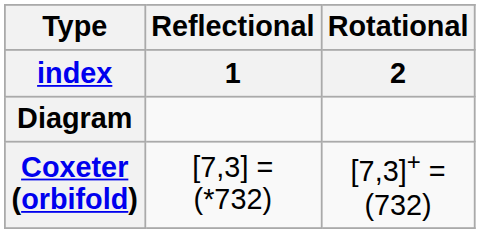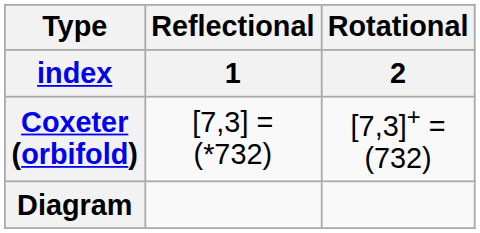rows swapped: (75, 118) <-> (75, 184)
